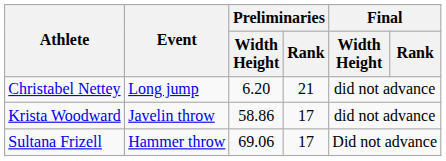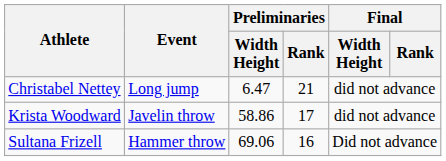(256, 89) 6.20 -> (256, 89) 6.47
(306, 142) 17 -> (306, 142) 16
